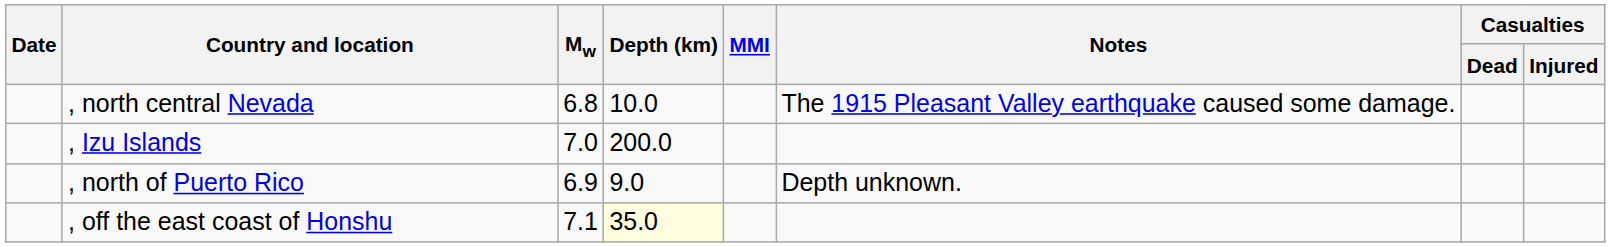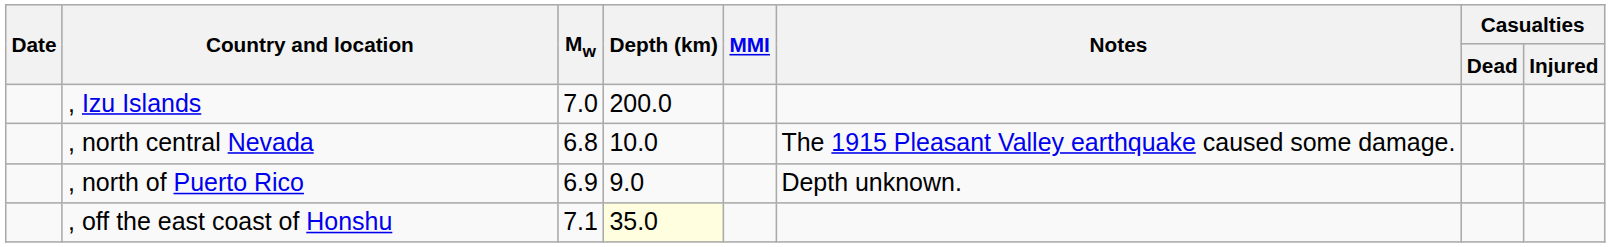rows swapped: (191, 103) <-> (135, 143)
